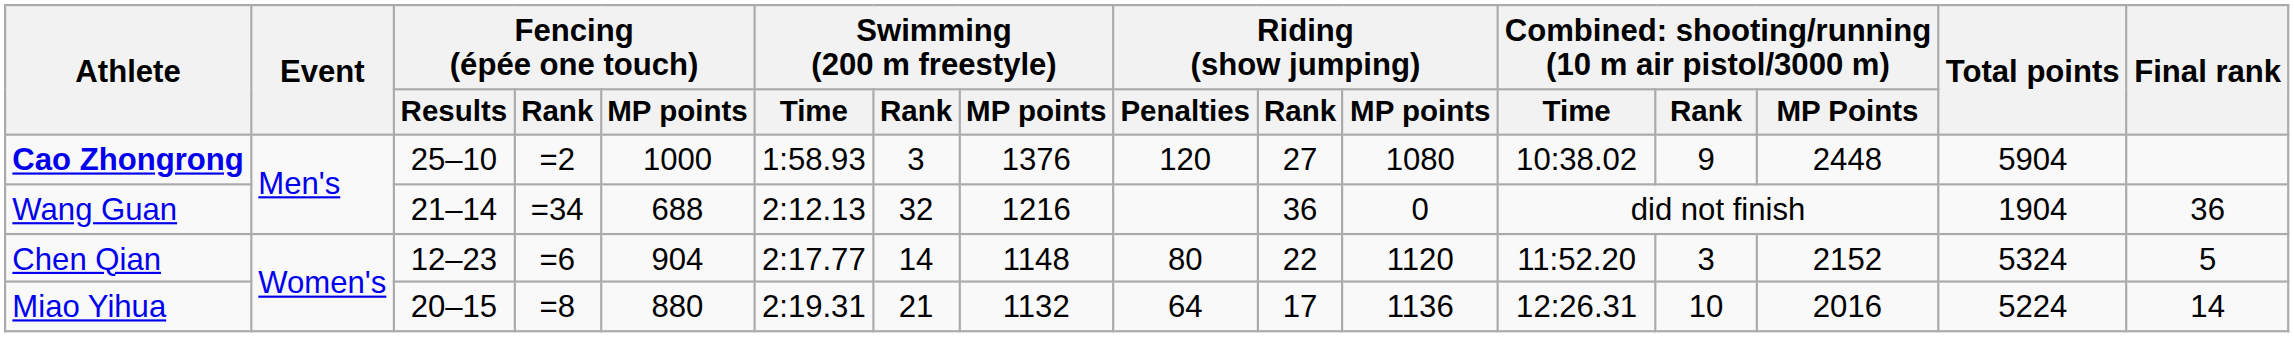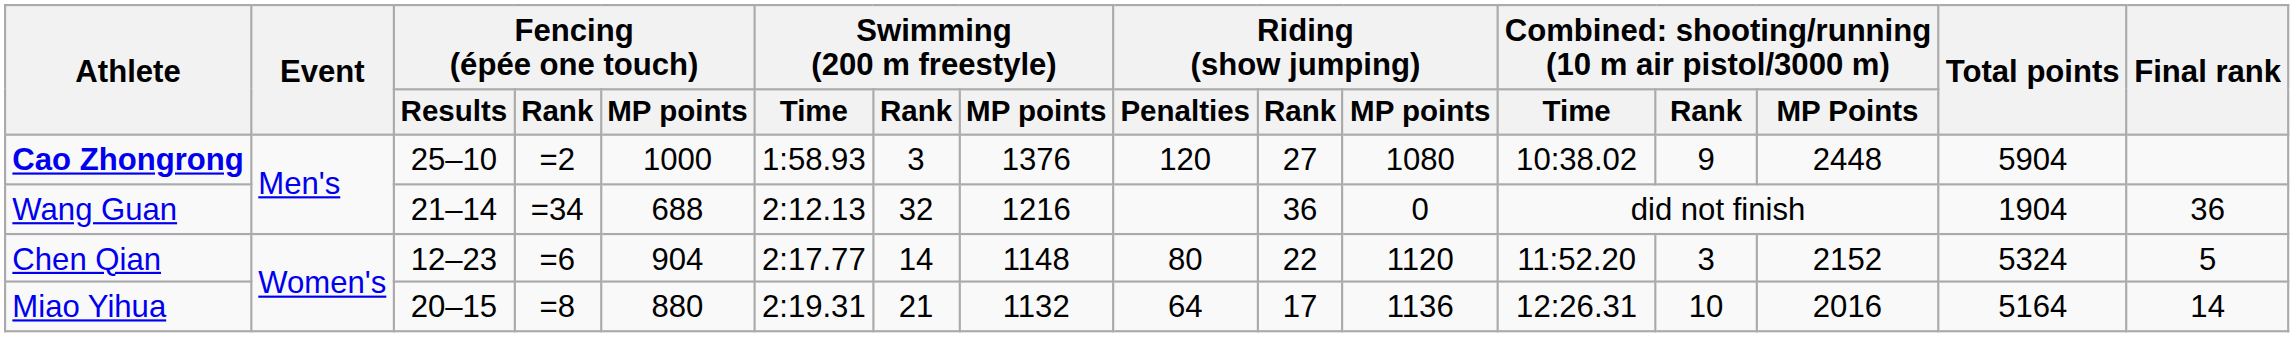(2033, 308) 5224 -> (2033, 308) 5164
